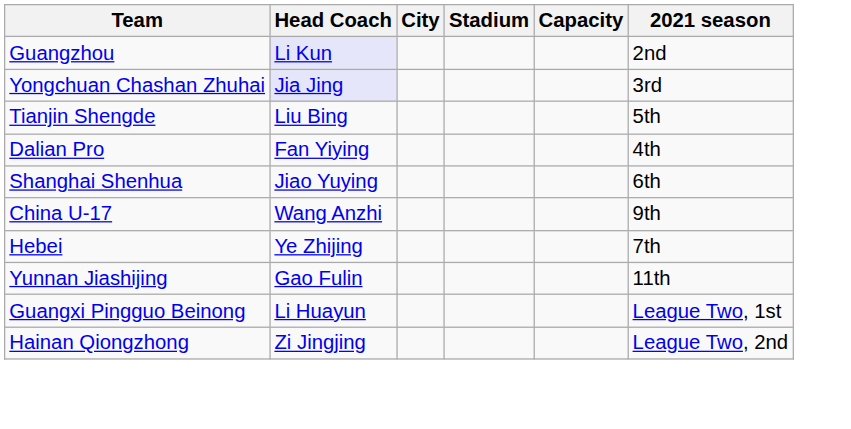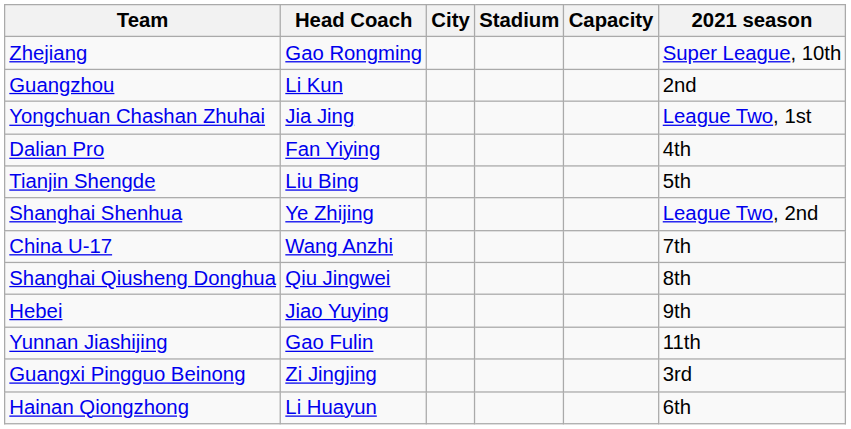+ row: (48, 52)
(303, 52) lavender background -> (314, 85) no background
(309, 85) lavender background -> (320, 117) no background
(647, 85) 3rd -> (737, 117) League Two, 1st
rows swapped: (57, 149) <-> (82, 117)
(326, 181) Jiao Yuying -> (330, 213) Ye Zhijing
(647, 181) 6th -> (741, 213) League Two, 2nd
(647, 213) 9th -> (677, 246) 7th
+ row: (143, 278)
(319, 246) Ye Zhijing -> (337, 310) Jiao Yuying
(647, 246) 7th -> (677, 310) 9th
(320, 310) Li Huayun -> (331, 375) Zi Jingjing
(707, 310) League Two, 1st -> (677, 375) 3rd
(320, 342) Zi Jingjing -> (331, 407) Li Huayun
(710, 342) League Two, 2nd -> (677, 407) 6th
